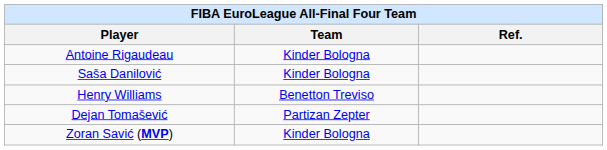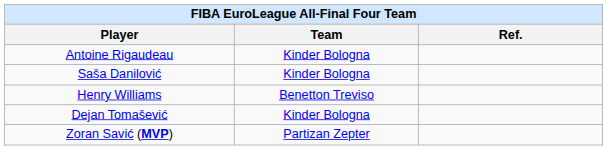(327, 114) Partizan Zepter -> (327, 114) Kinder Bologna
(327, 134) Kinder Bologna -> (327, 134) Partizan Zepter
